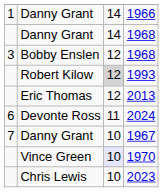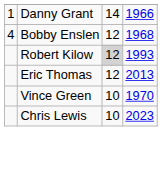- row: (57, 34)
(11, 55) 3 -> (11, 34) 4
- row: (61, 116)
- row: (57, 136)
(114, 156) lavender background -> (112, 95) no background
